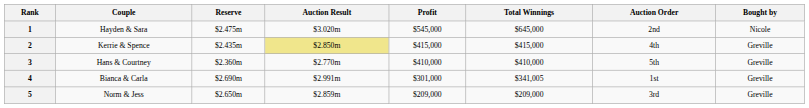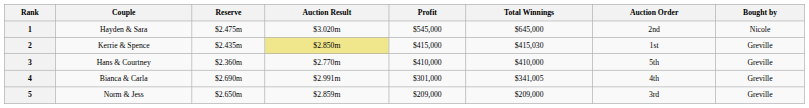(529, 46) $415,000 -> (529, 46) $415,030
(654, 46) 4th -> (654, 46) 1st
(654, 79) 1st -> (654, 79) 4th
